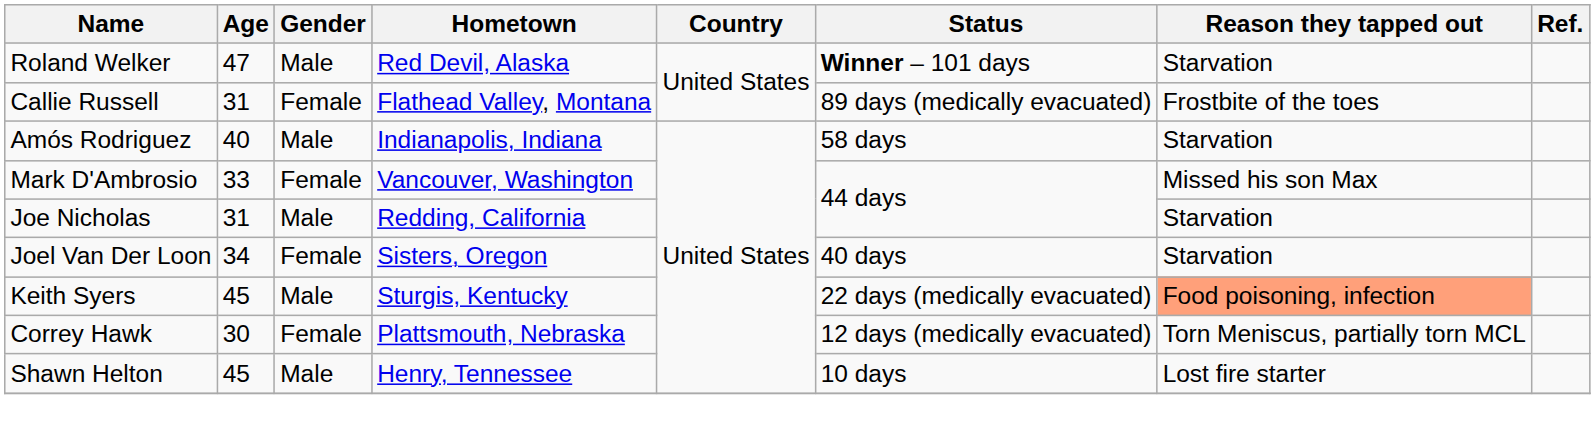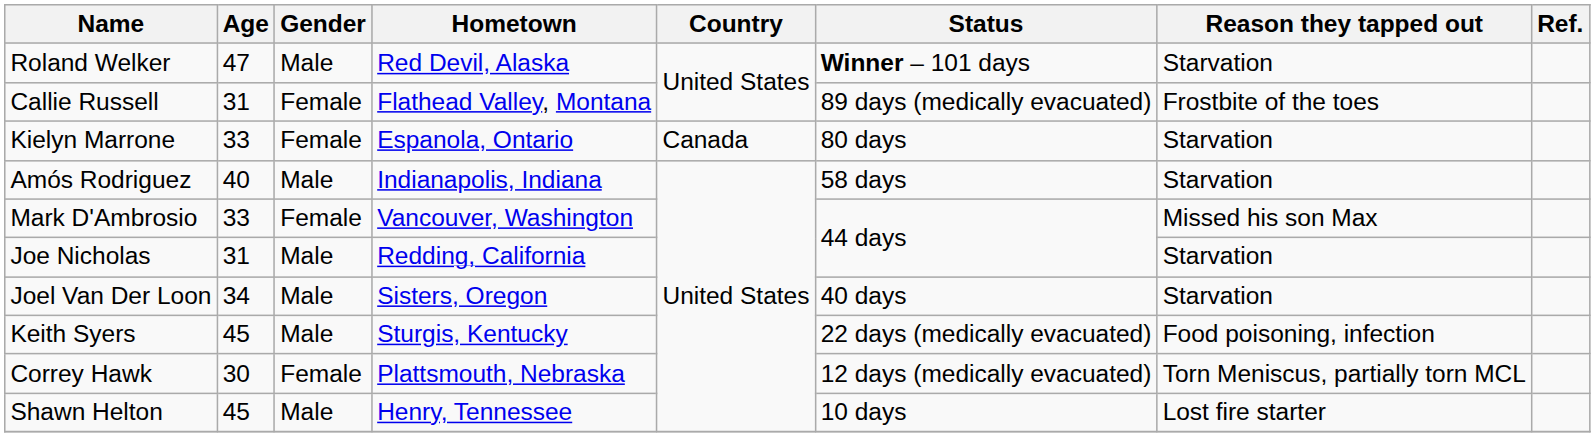+ row: (93, 140)
(321, 256) Female -> (307, 295) Male
(1299, 295) lightsalmon background -> (1299, 334) no background
